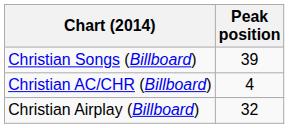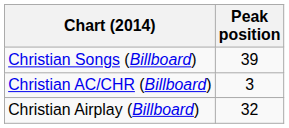(250, 85) 4 -> (250, 85) 3
